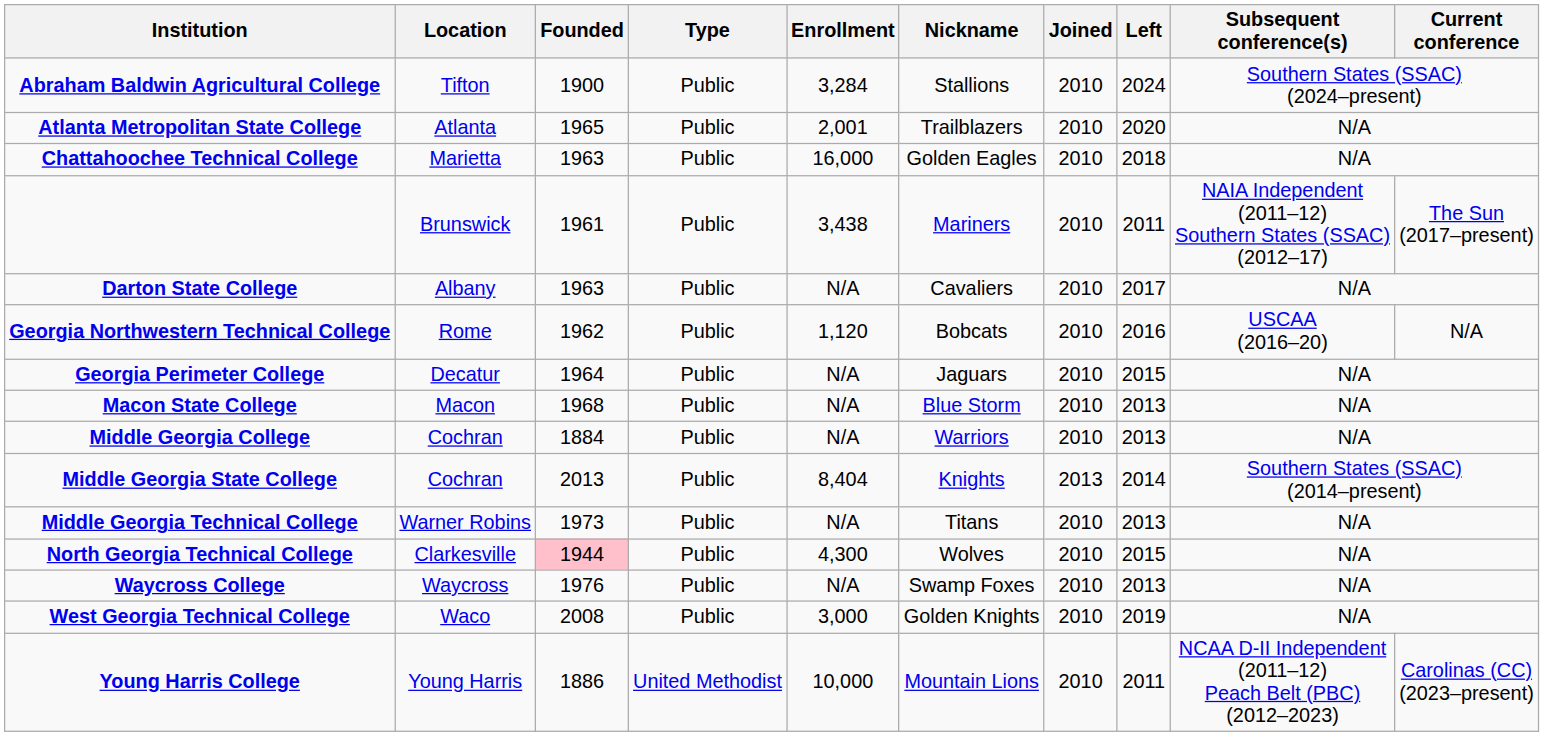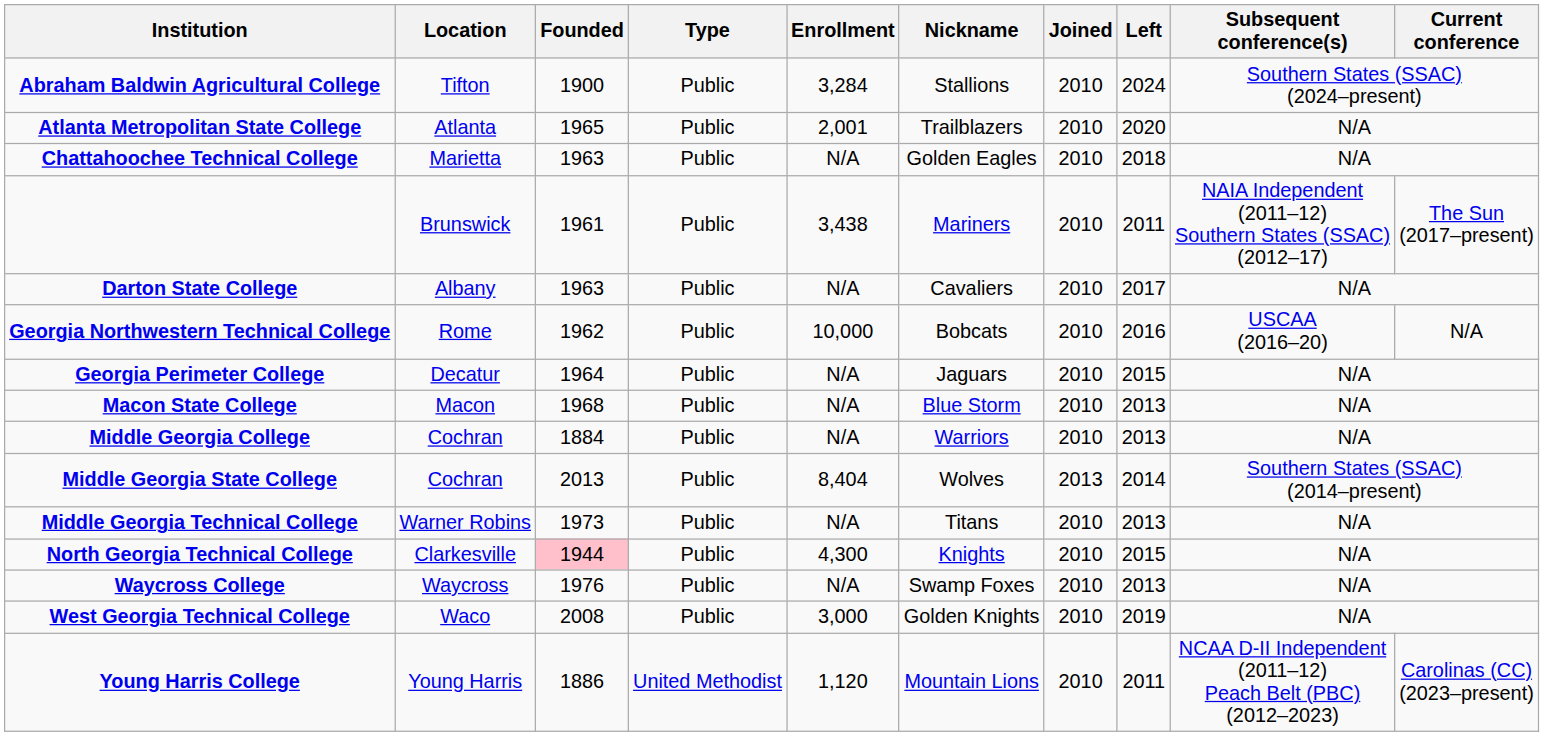(843, 159) 16,000 -> (843, 159) N/A
(843, 331) 1,120 -> (843, 331) 10,000
(972, 479) Knights -> (972, 479) Wolves
(972, 554) Wolves -> (972, 554) Knights
(843, 681) 10,000 -> (843, 681) 1,120
